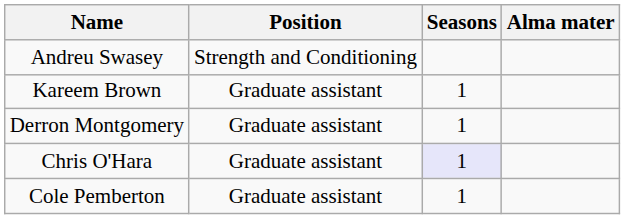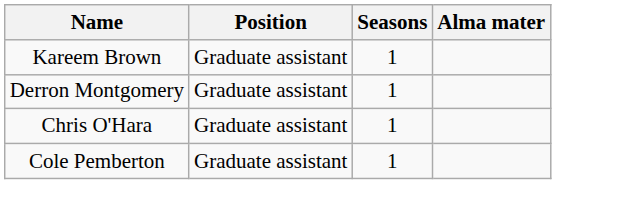- row: (97, 56)
(462, 160) lavender background -> (392, 126) no background
